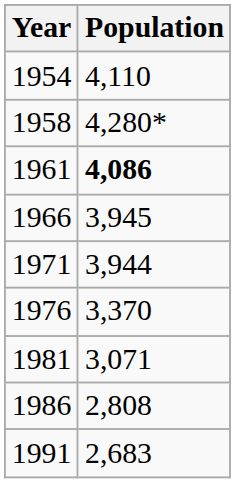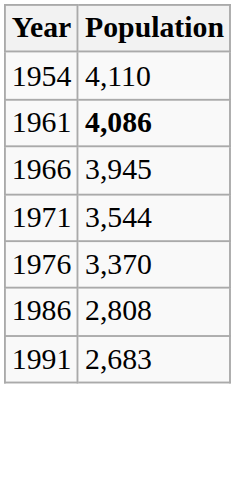- row: (42, 122)
(119, 264) 3,944 -> (119, 216) 3,544
- row: (42, 358)
